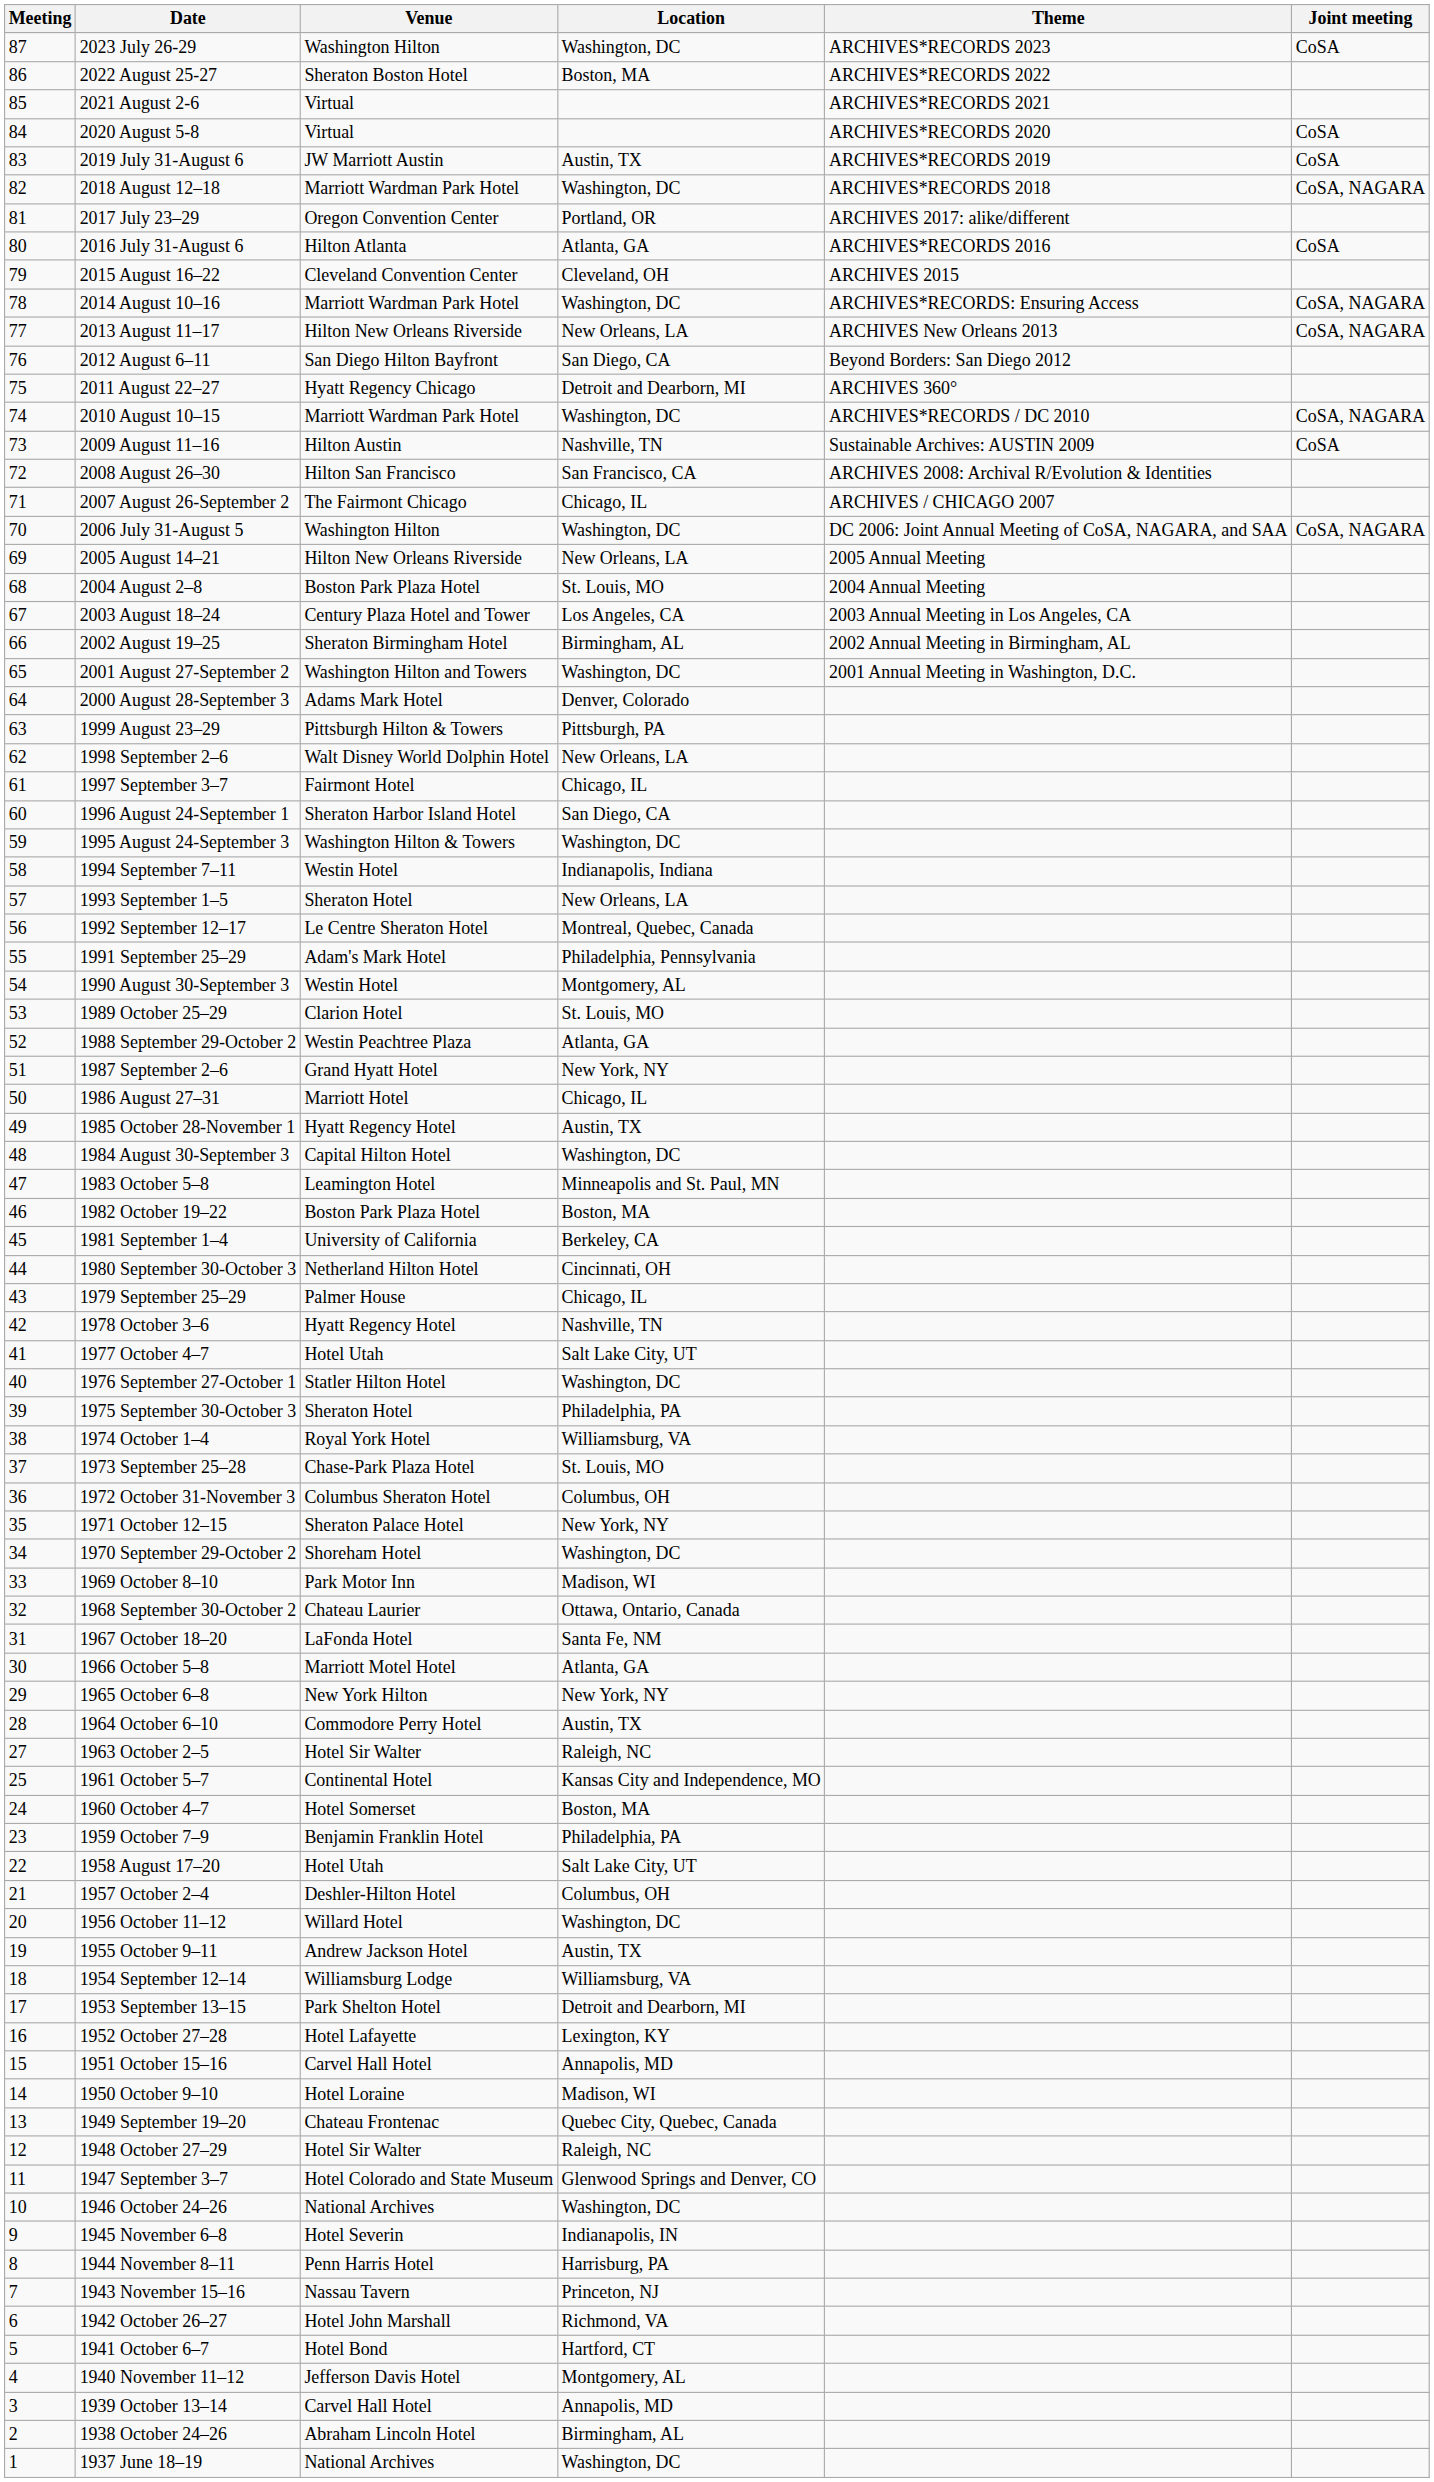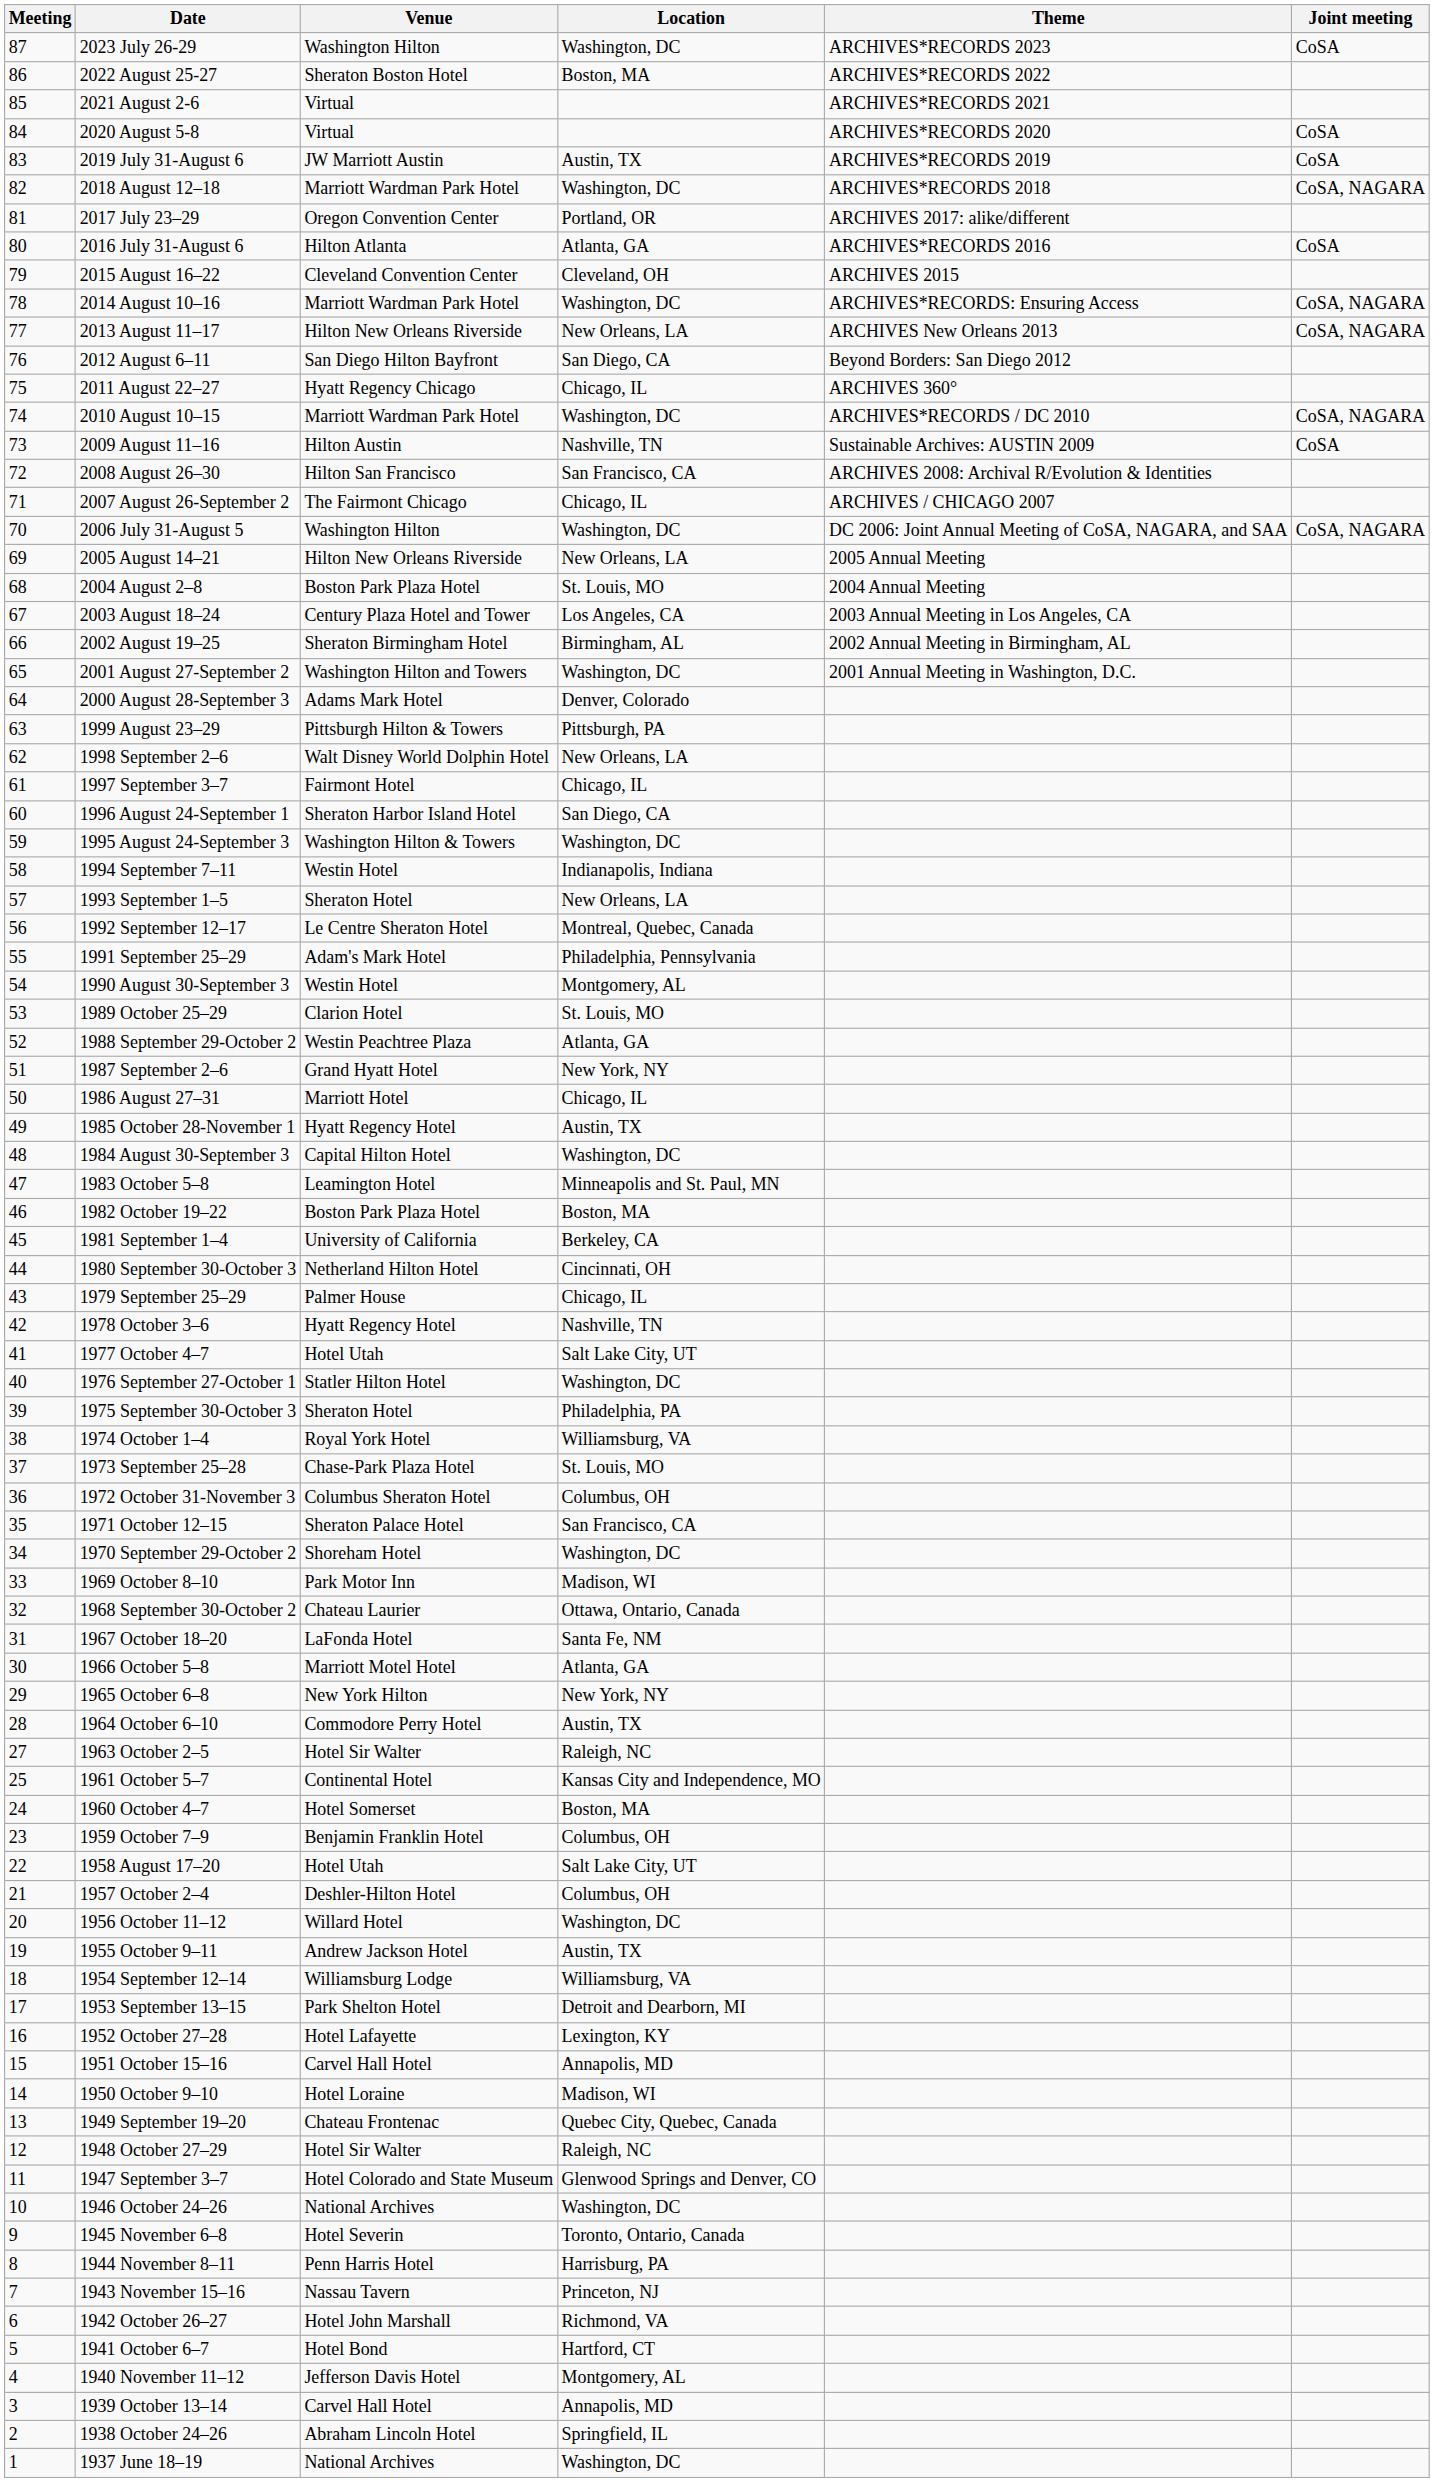(654, 388) Detroit and Dearborn, MI -> (604, 388) Chicago, IL
(615, 1524) New York, NY -> (629, 1524) San Francisco, CA
(621, 1837) Philadelphia, PA -> (616, 1837) Columbus, OH
(620, 2235) Indianapolis, IN -> (653, 2235) Toronto, Ontario, Canada
(623, 2434) Birmingham, AL -> (615, 2434) Springfield, IL
